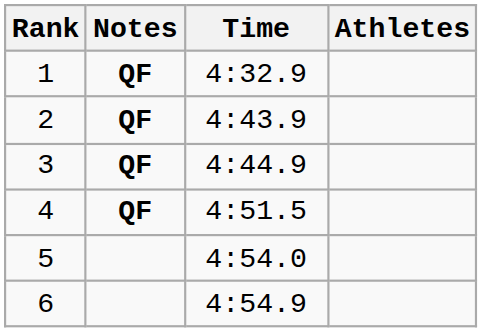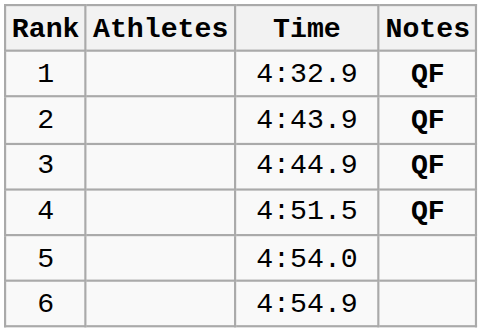columns swapped: (402, 28) <-> (135, 28)
